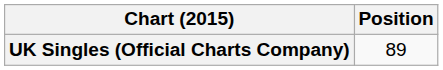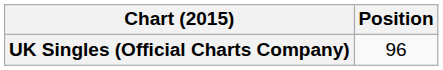(396, 49) 89 -> (396, 49) 96
